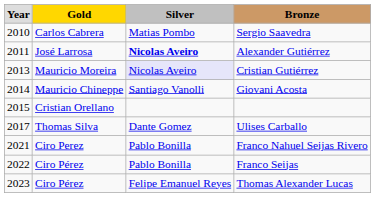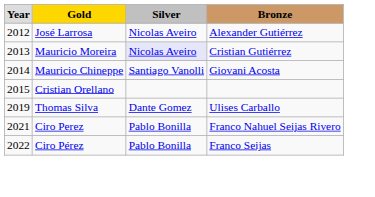- row: (274, 32)
(18, 51) 2011 -> (18, 32) 2012
(163, 51) bold -> (163, 32) normal
(18, 126) 2017 -> (18, 108) 2019
- row: (295, 183)
